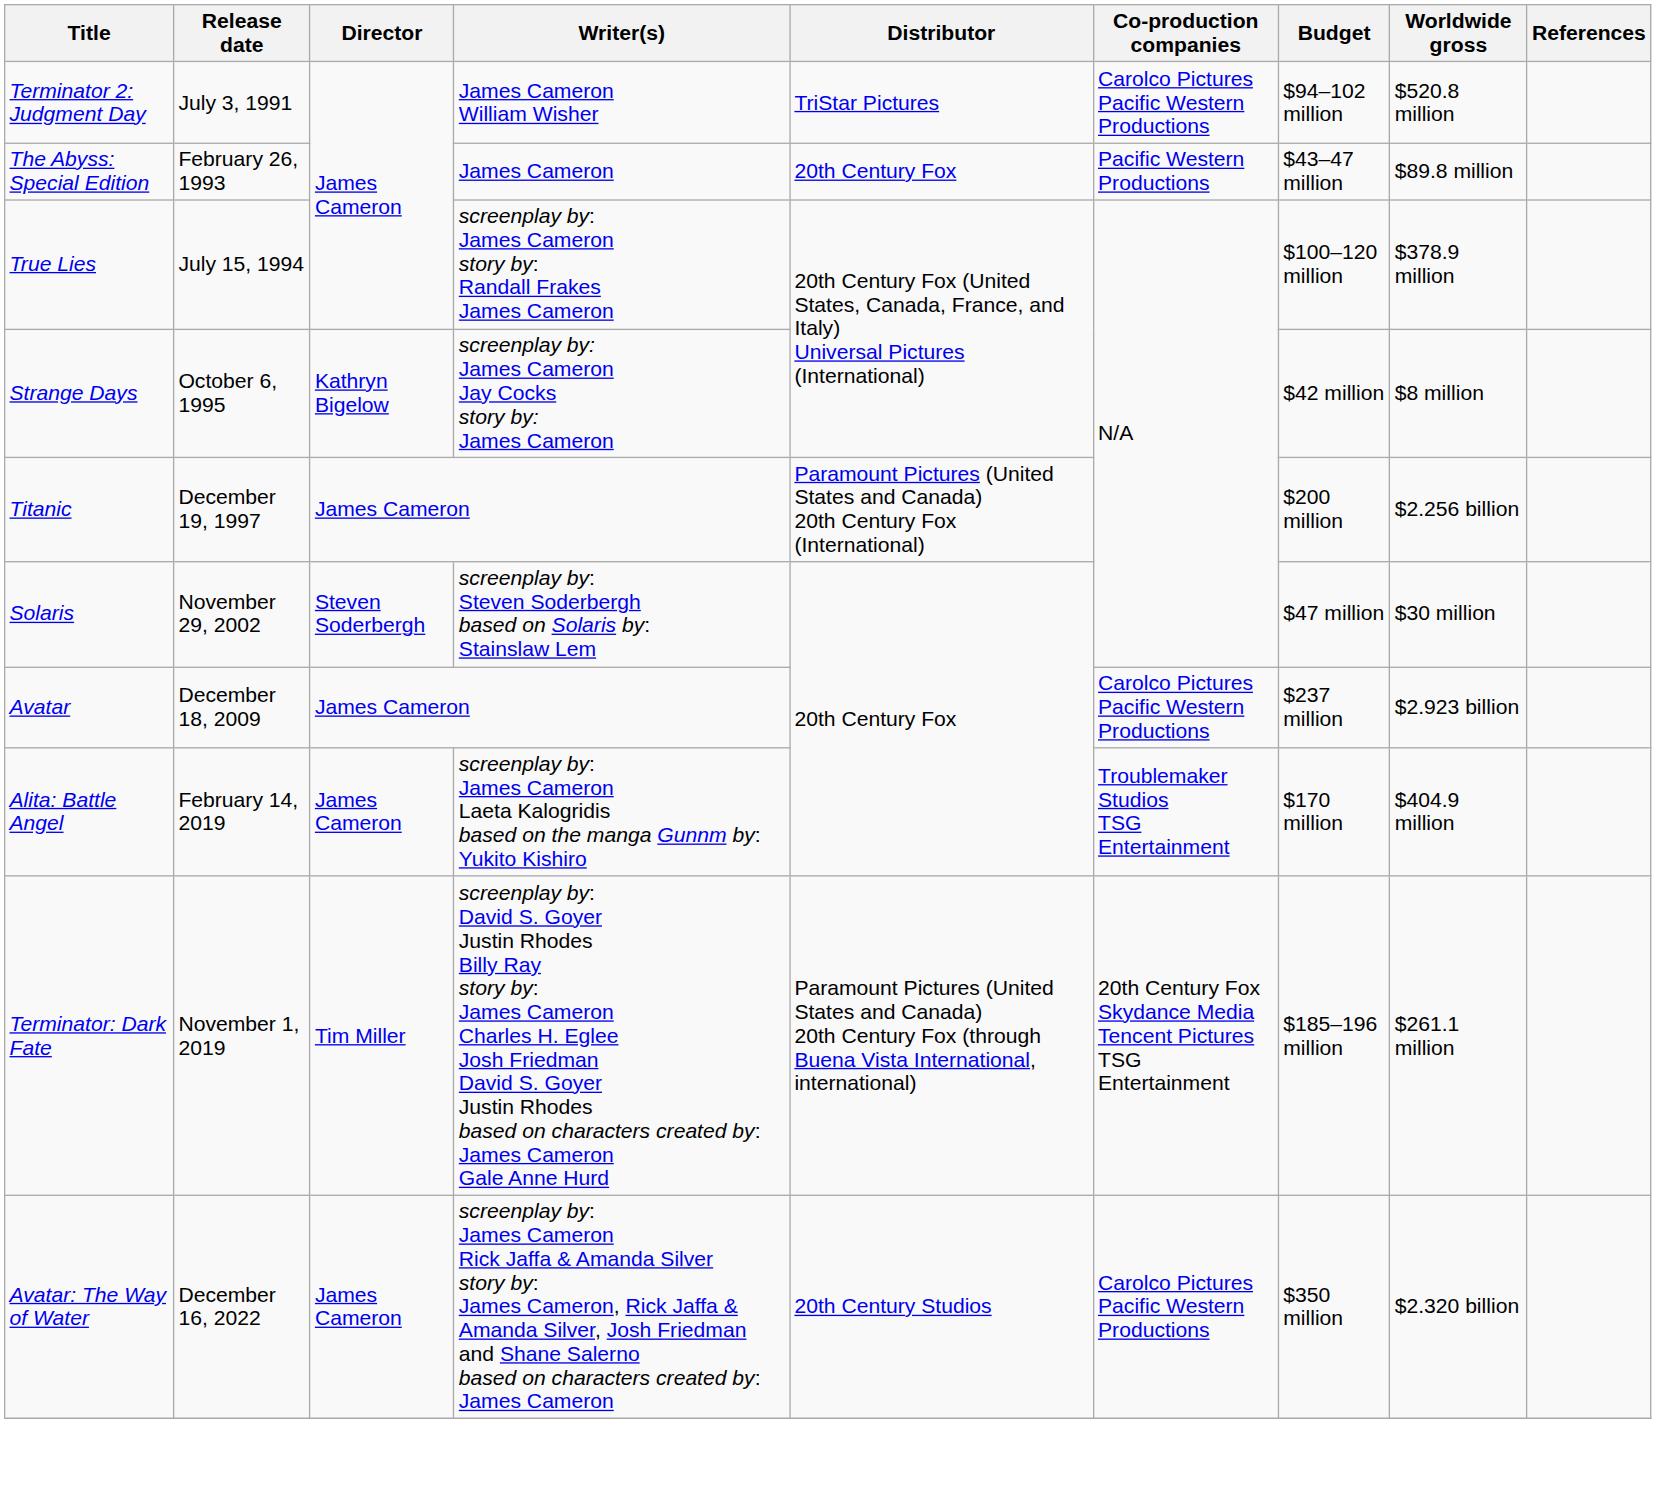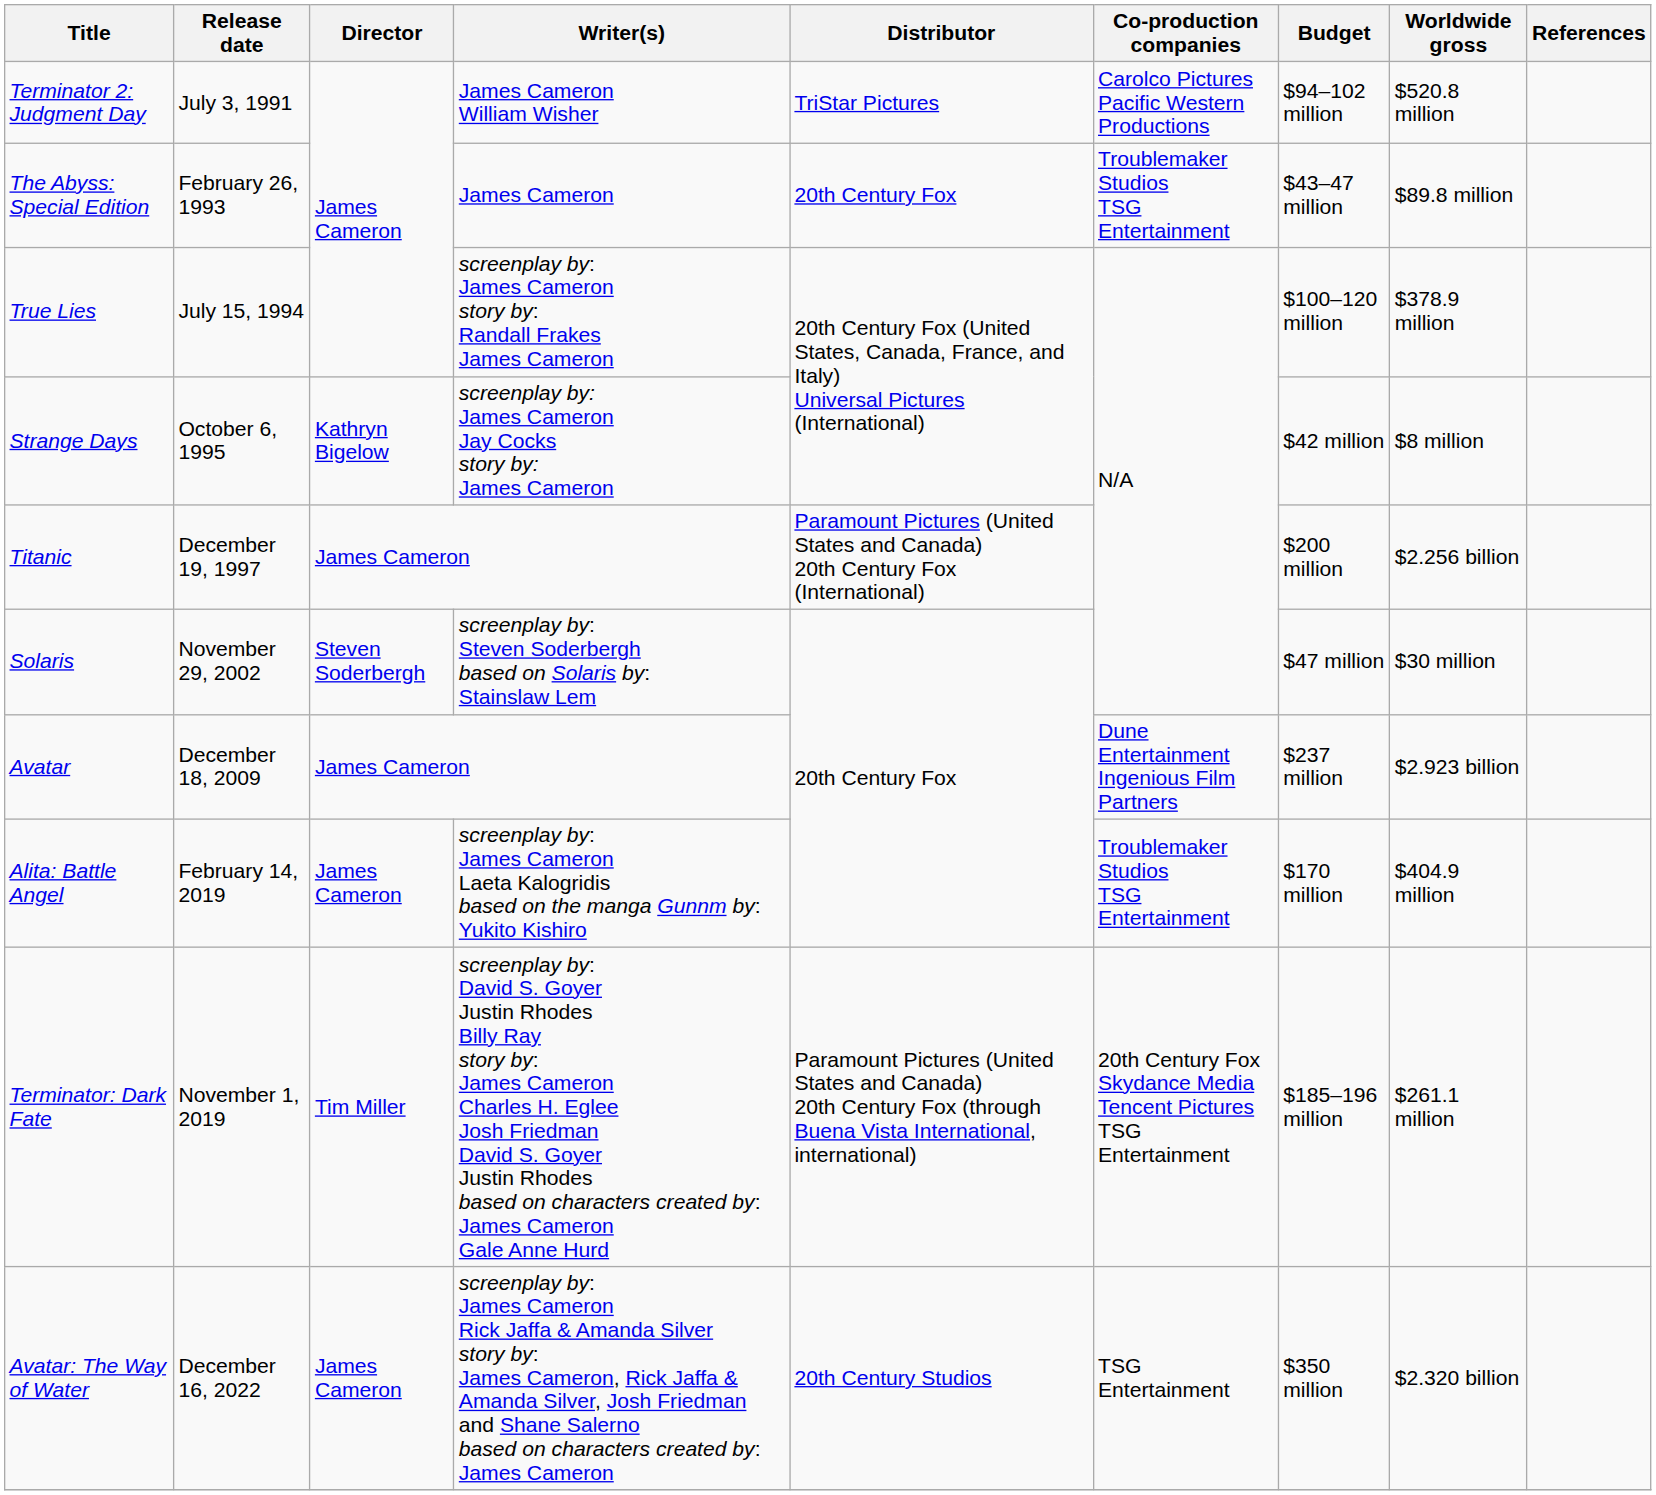(1171, 171) Pacific Western Productions -> (1164, 195) Troublemaker Studios TSG Entertainment
(1176, 707) Carolco Pictures Pacific Western Productions -> (1167, 766) Dune Entertainment Ingenious Film Partners
(1176, 1306) Carolco Pictures Pacific Western Productions -> (1164, 1377) TSG Entertainment
